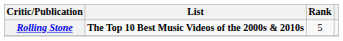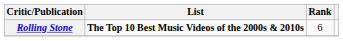(320, 28) 5 -> (320, 28) 6
